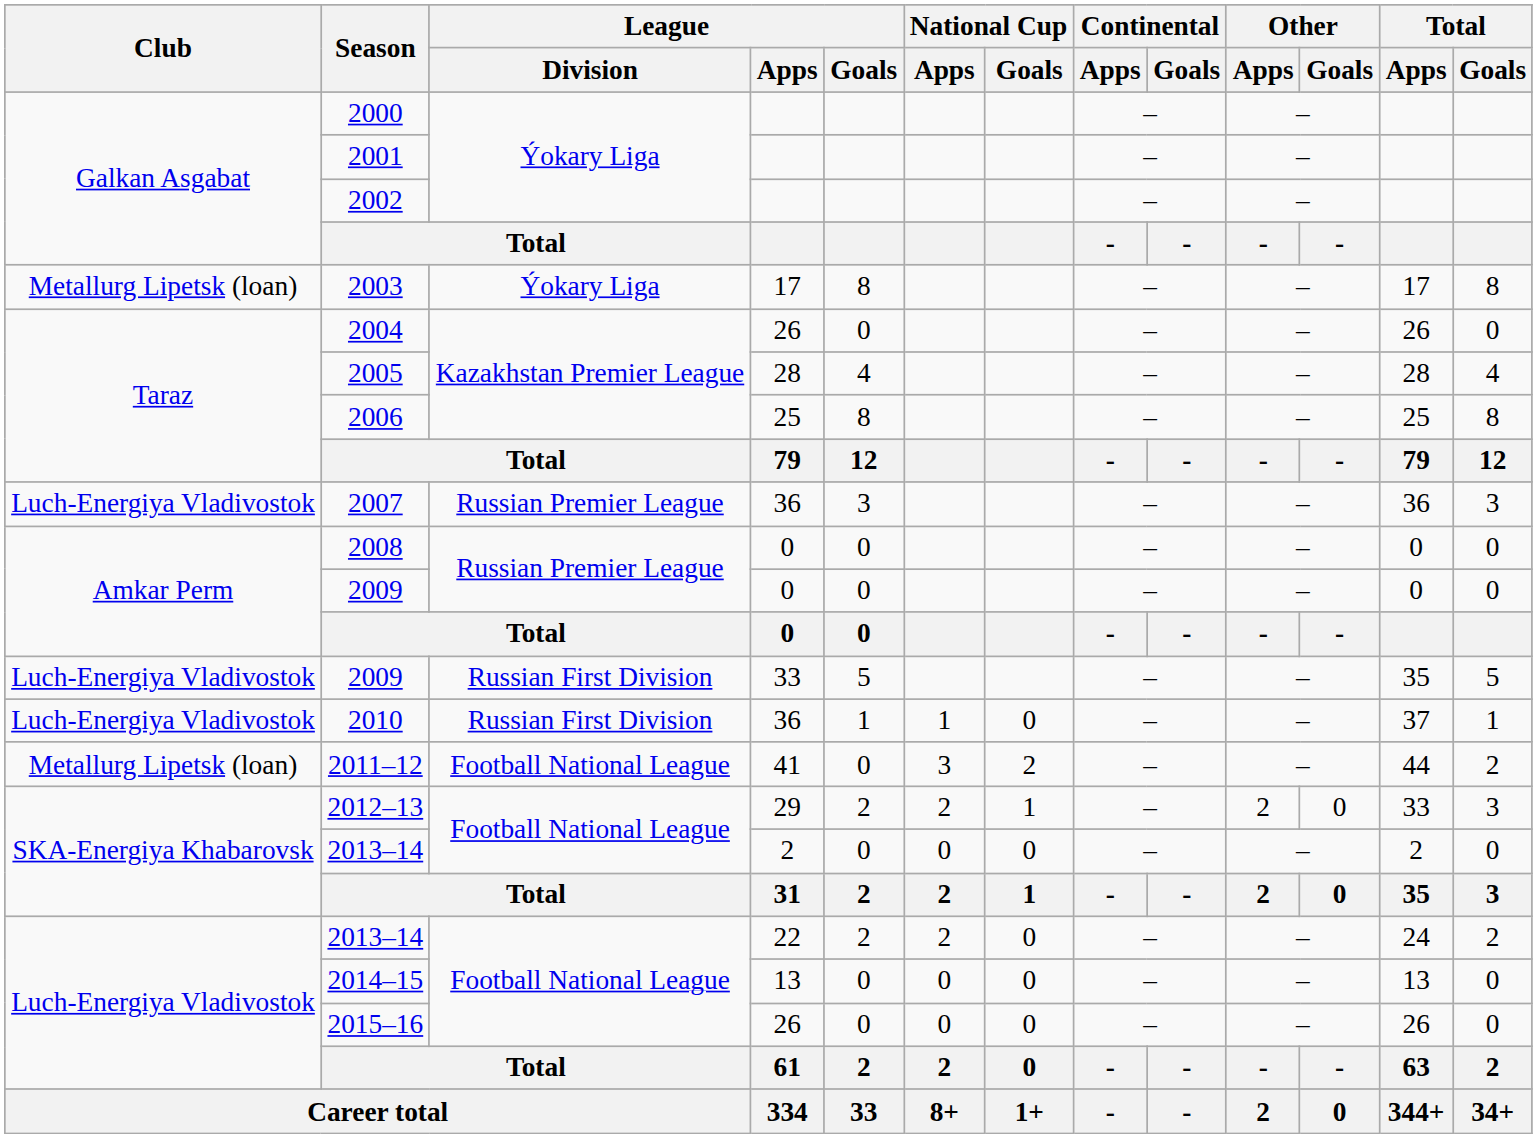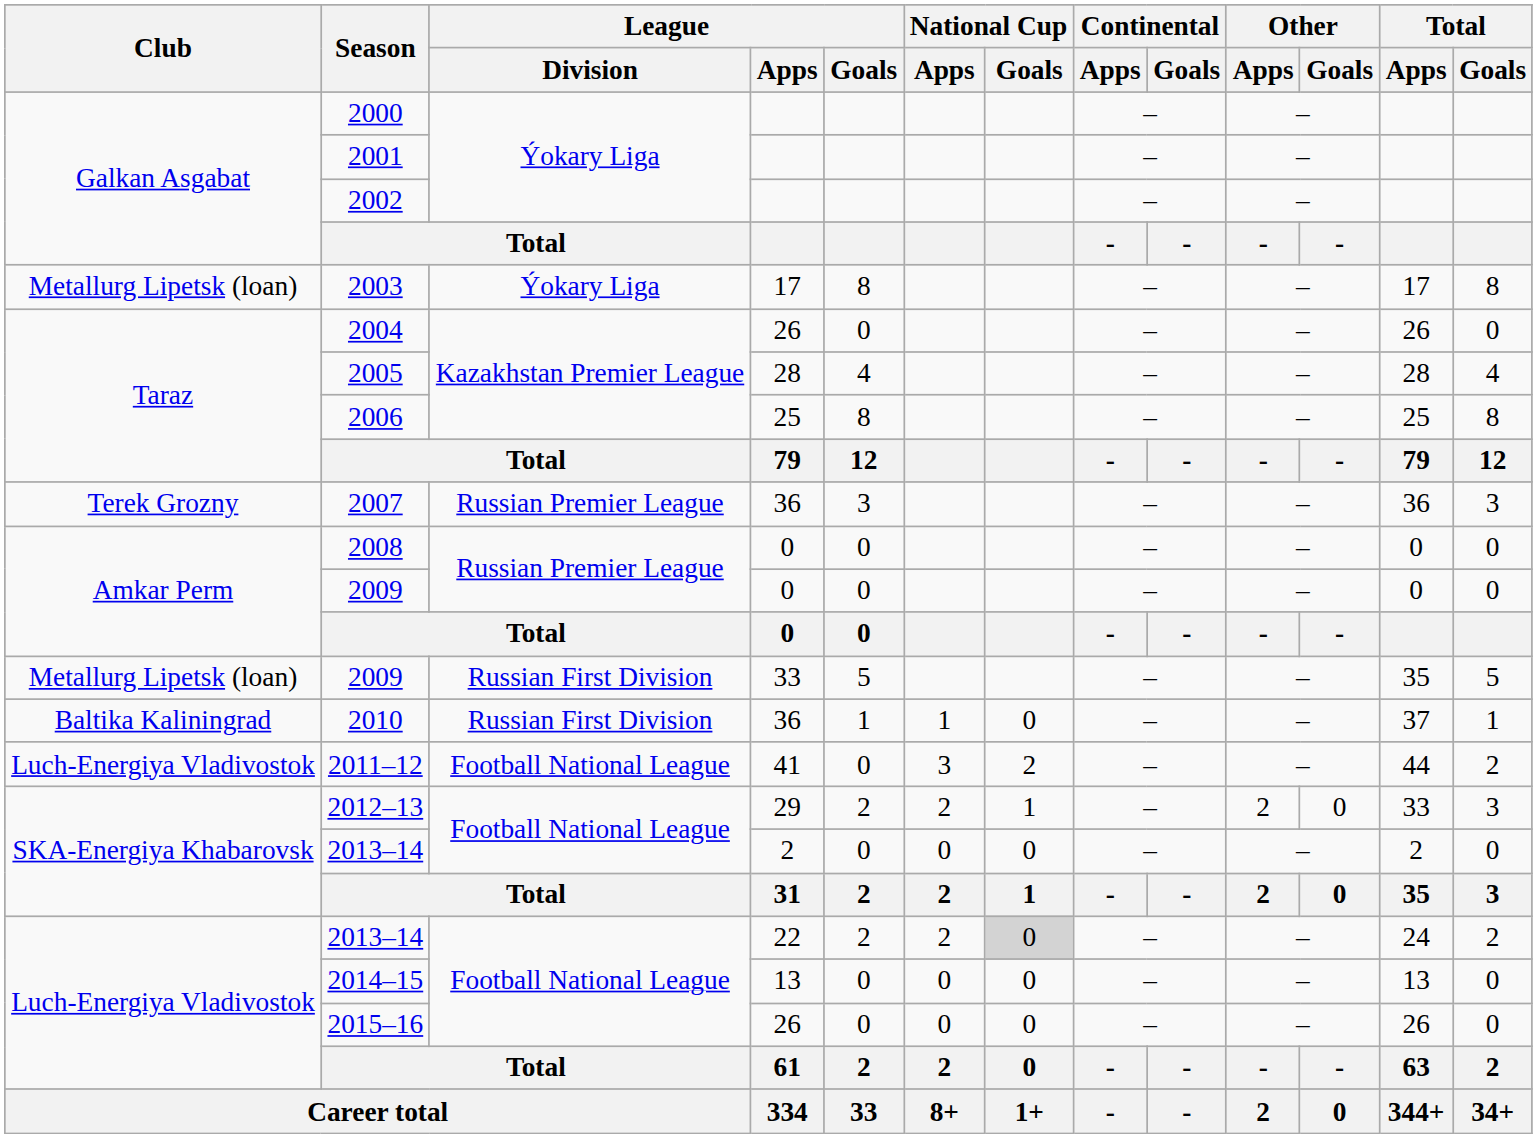(163, 503) Luch-Energiya Vladivostok -> (163, 503) Terek Grozny
(163, 677) Luch-Energiya Vladivostok -> (163, 677) Metallurg Lipetsk (loan)
(163, 720) Luch-Energiya Vladivostok -> (163, 720) Baltika Kaliningrad
(163, 763) Metallurg Lipetsk (loan) -> (163, 763) Luch-Energiya Vladivostok
(1029, 937) no background -> (1029, 937) lightgrey background
